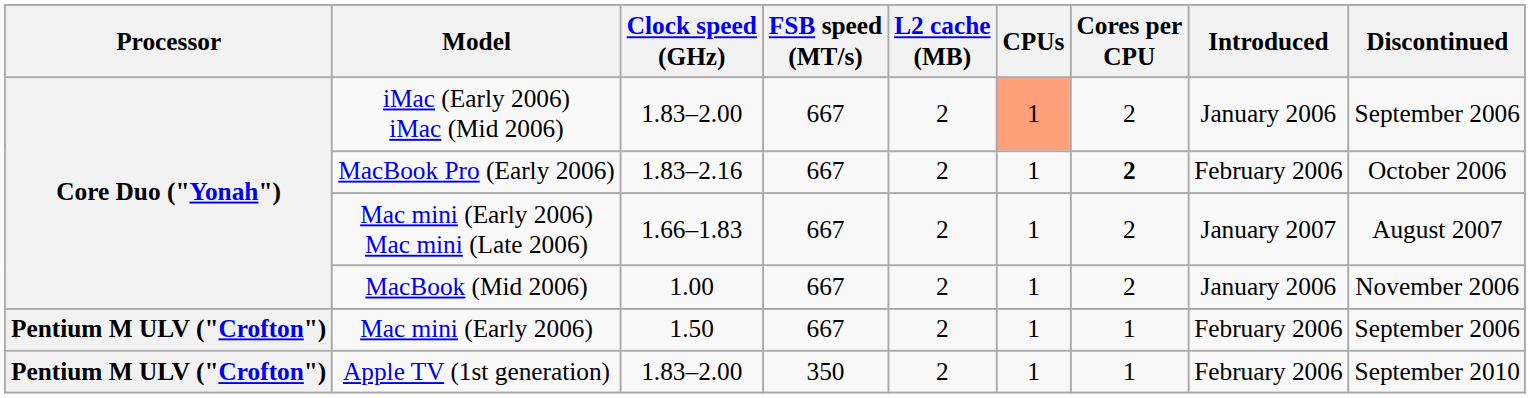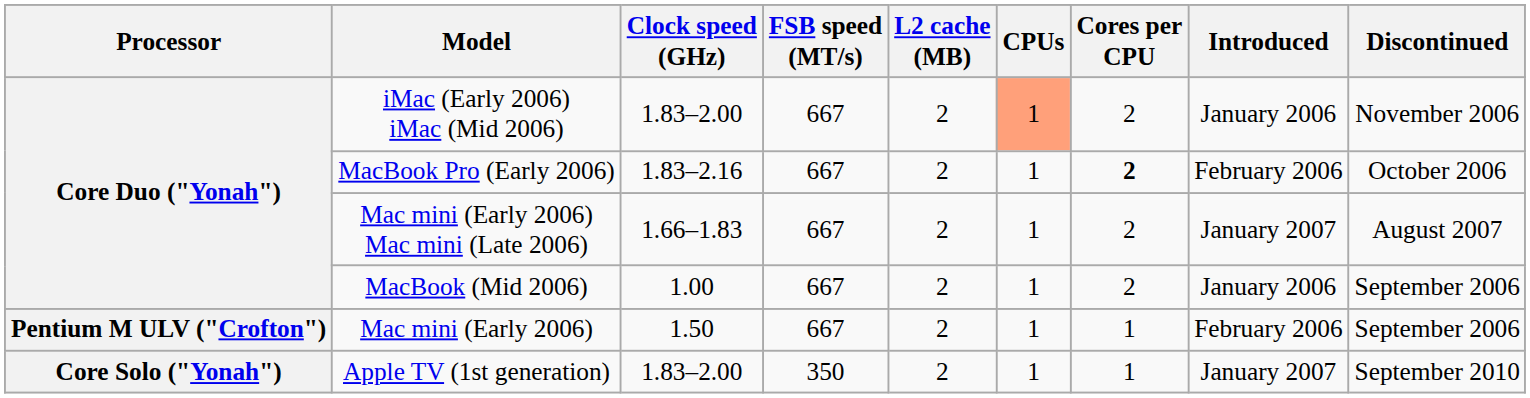(1437, 114) September 2006 -> (1437, 114) November 2006
(1437, 286) November 2006 -> (1437, 286) September 2006
(169, 371) Pentium M ULV ("Crofton") -> (169, 371) Core Solo ("Yonah")
(1268, 371) February 2006 -> (1268, 371) January 2007
